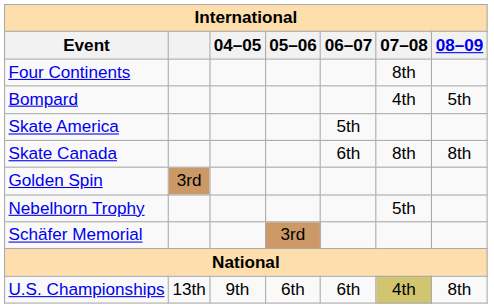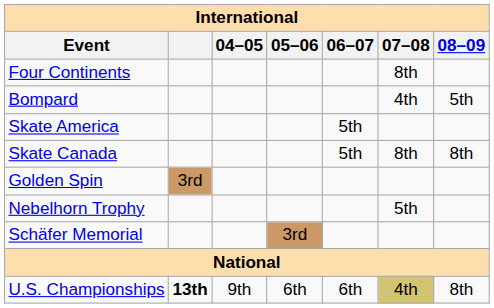(348, 153) 6th -> (350, 153) 5th
(189, 289) normal -> (190, 289) bold
